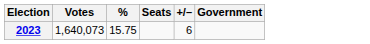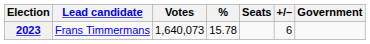+ column: (102, 13)
(123, 30) 15.75 -> (223, 30) 15.78
